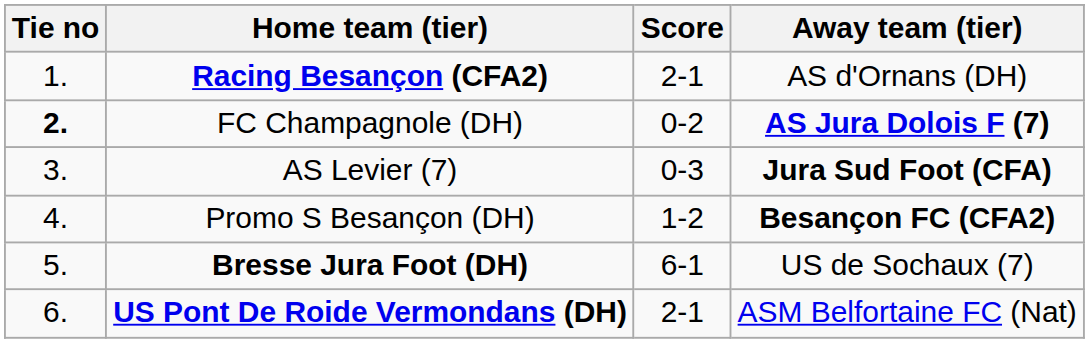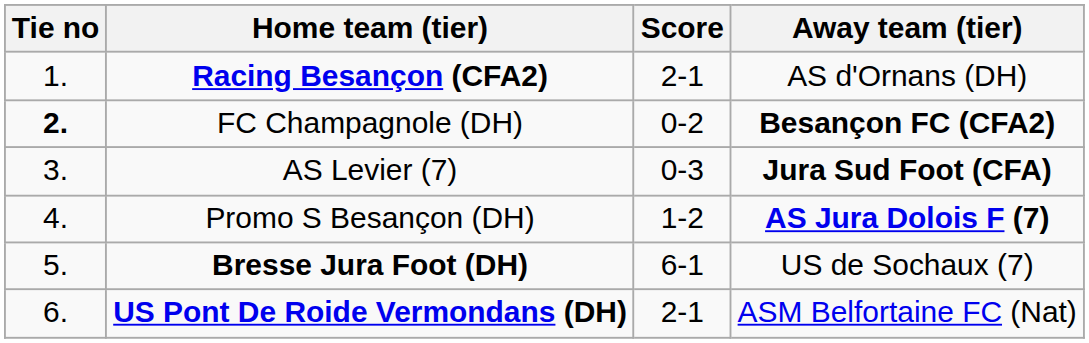(907, 123) AS Jura Dolois F (7) -> (907, 123) Besançon FC (CFA2)
(907, 218) Besançon FC (CFA2) -> (907, 218) AS Jura Dolois F (7)
